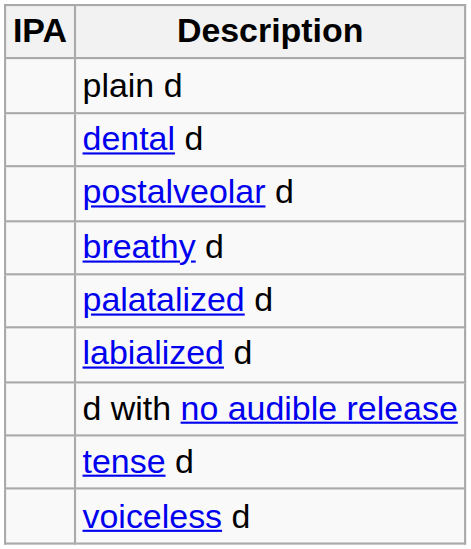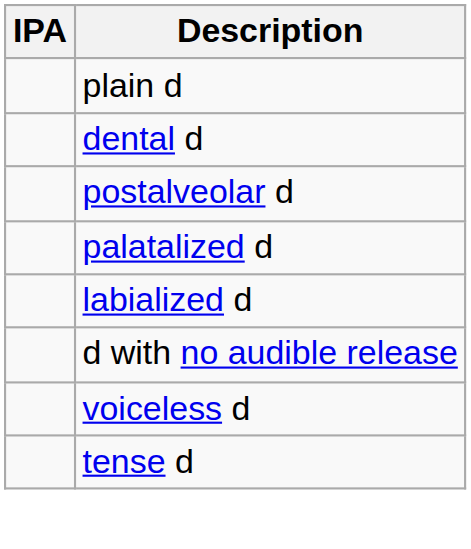- row: (153, 246)
rows swapped: (166, 515) <-> (138, 461)
